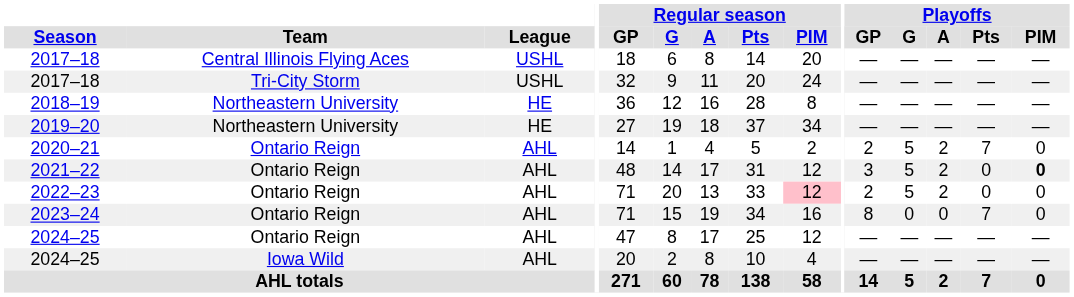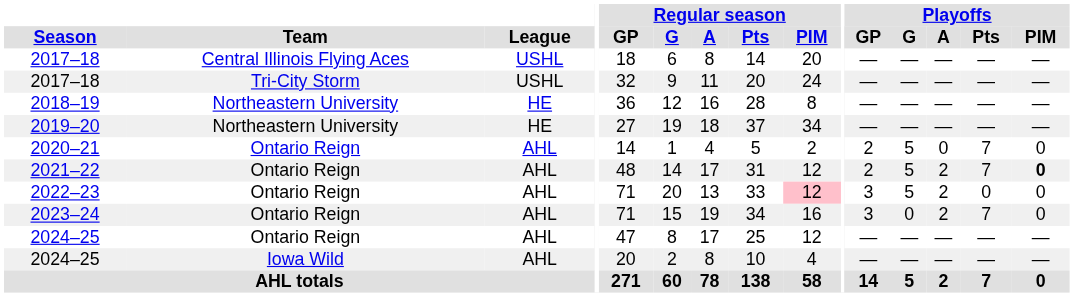(943, 148) 2 -> (943, 148) 0
(868, 170) 3 -> (868, 170) 2
(986, 170) 0 -> (986, 170) 7
(868, 192) 2 -> (868, 192) 3
(868, 214) 8 -> (868, 214) 3
(943, 214) 0 -> (943, 214) 2
